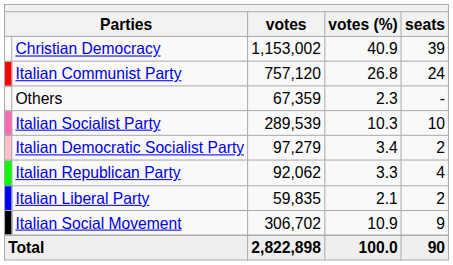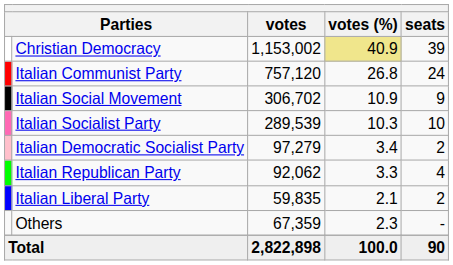(383, 49) no background -> (383, 49) khaki background
rows swapped: (98, 223) <-> (39, 99)
